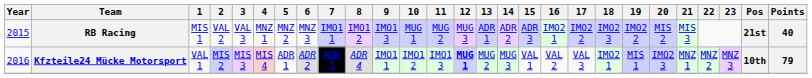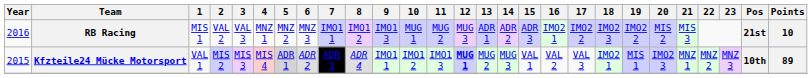(18, 33) 2015 -> (18, 33) 2016
(788, 33) 40 -> (788, 33) 10
(18, 60) 2016 -> (18, 60) 2015
(286, 60) no background -> (286, 60) lightgrey background
(788, 60) 79 -> (788, 60) 89
